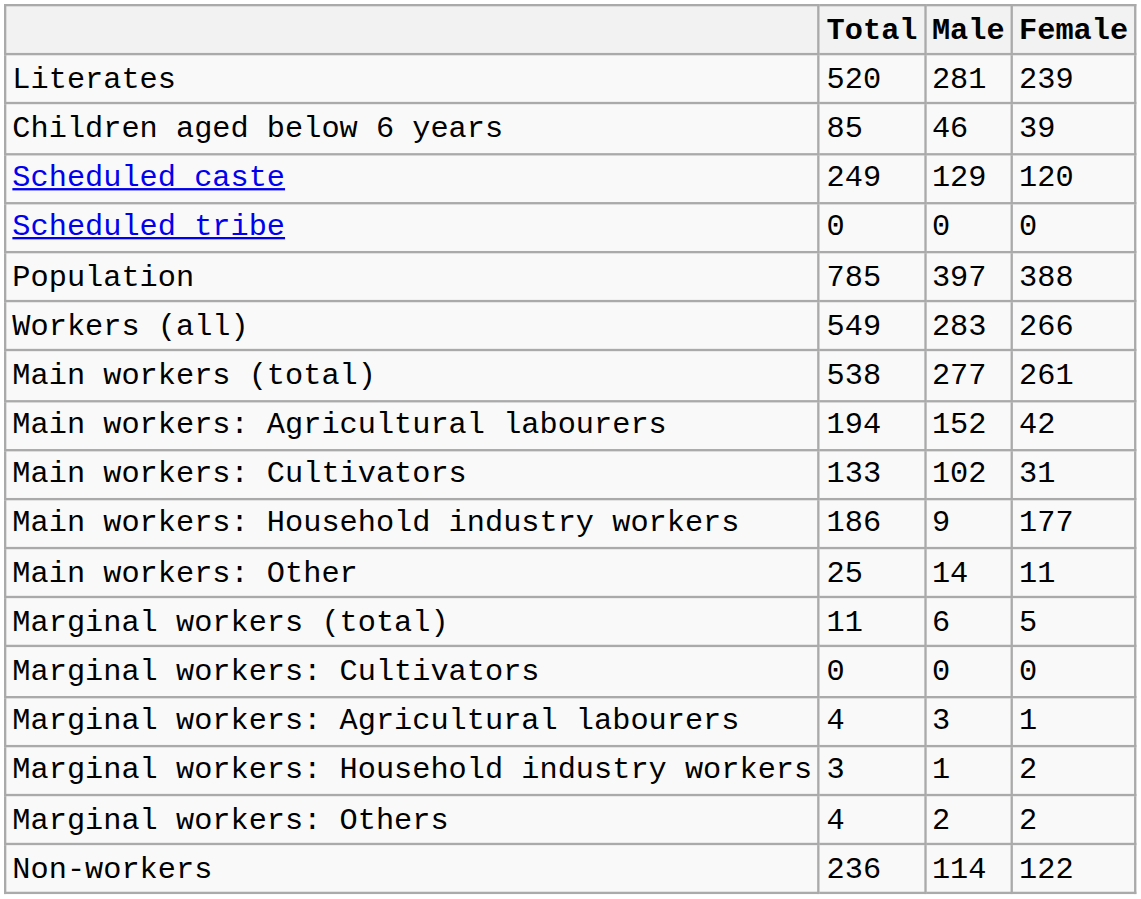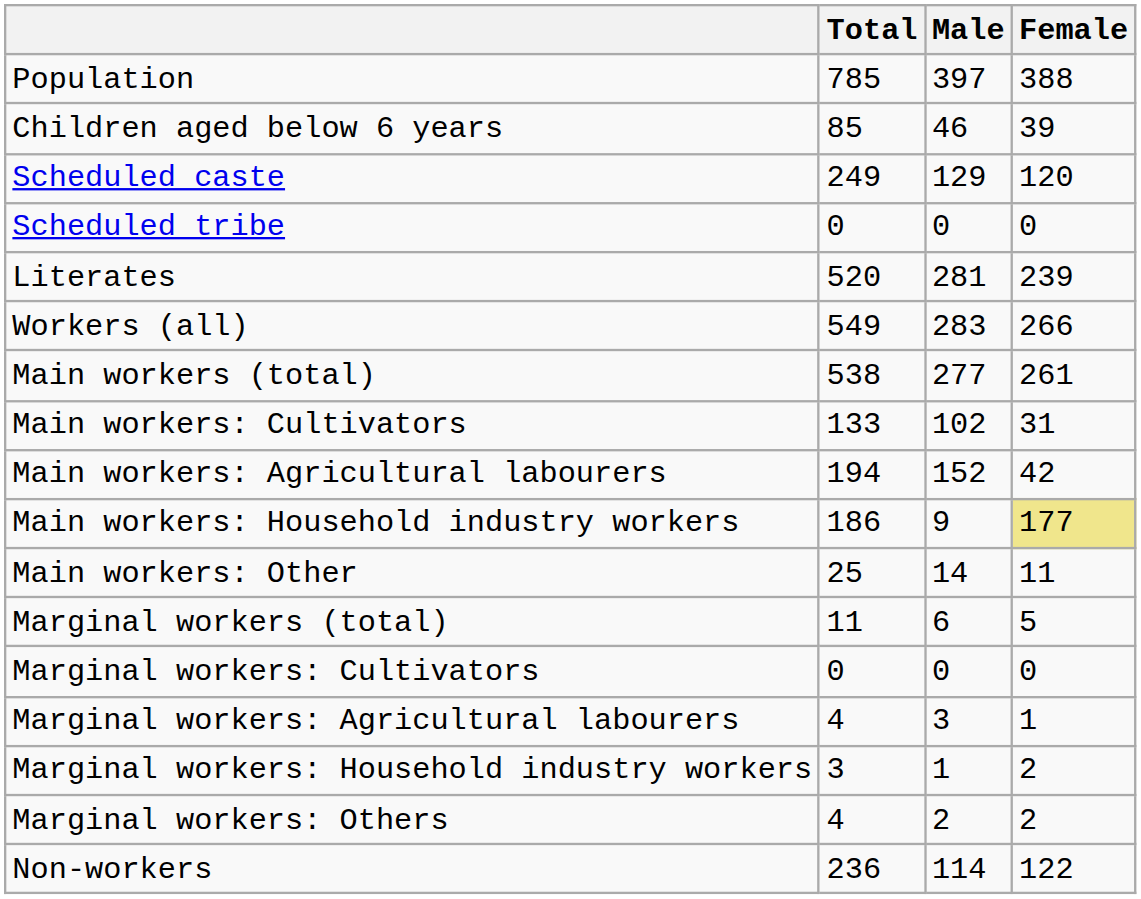rows swapped: (103, 277) <-> (94, 79)
rows swapped: (240, 474) <-> (340, 425)
(1046, 524) no background -> (1046, 524) khaki background
